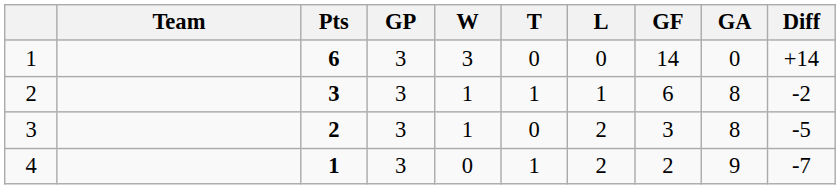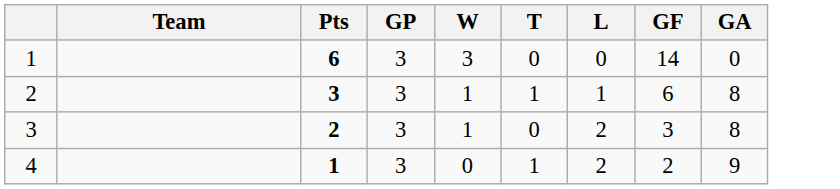- column: (801, 22)
